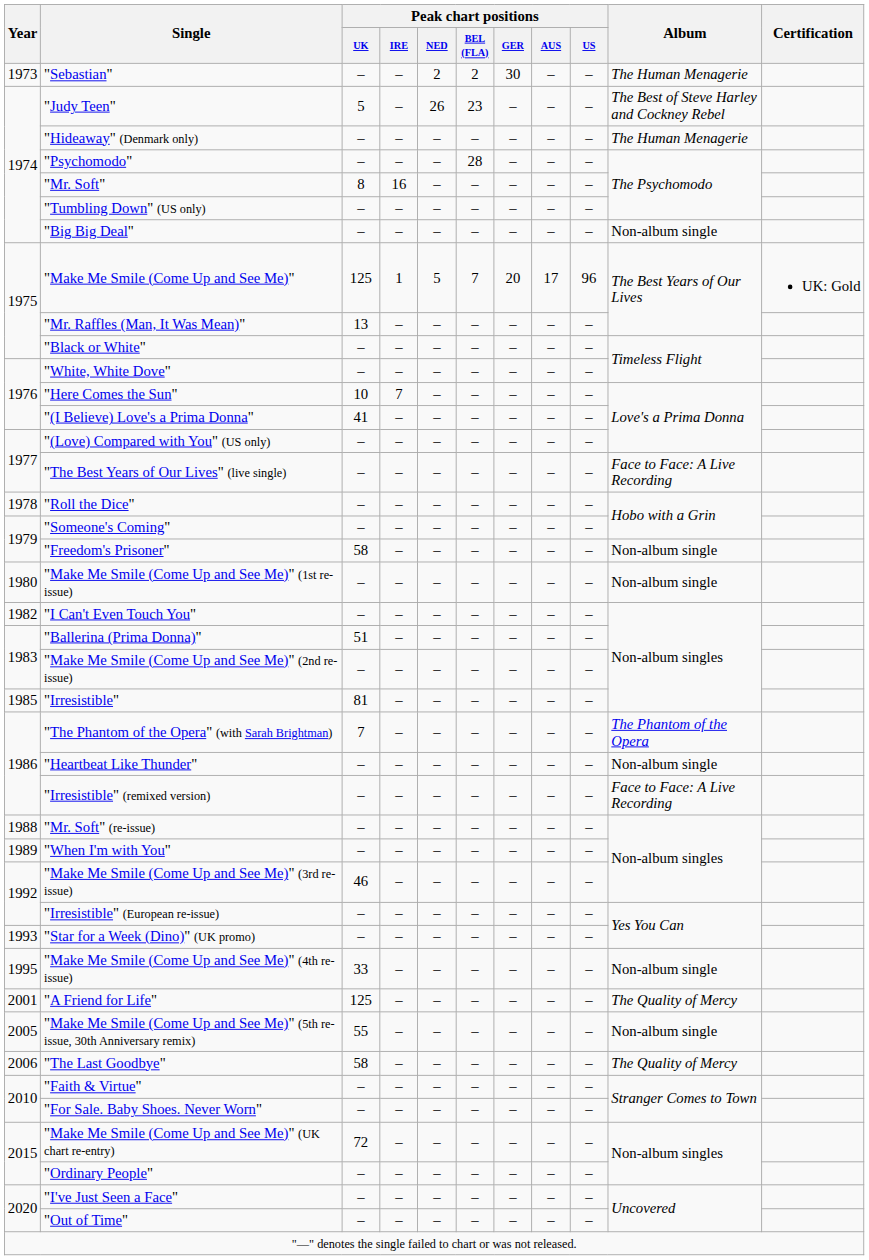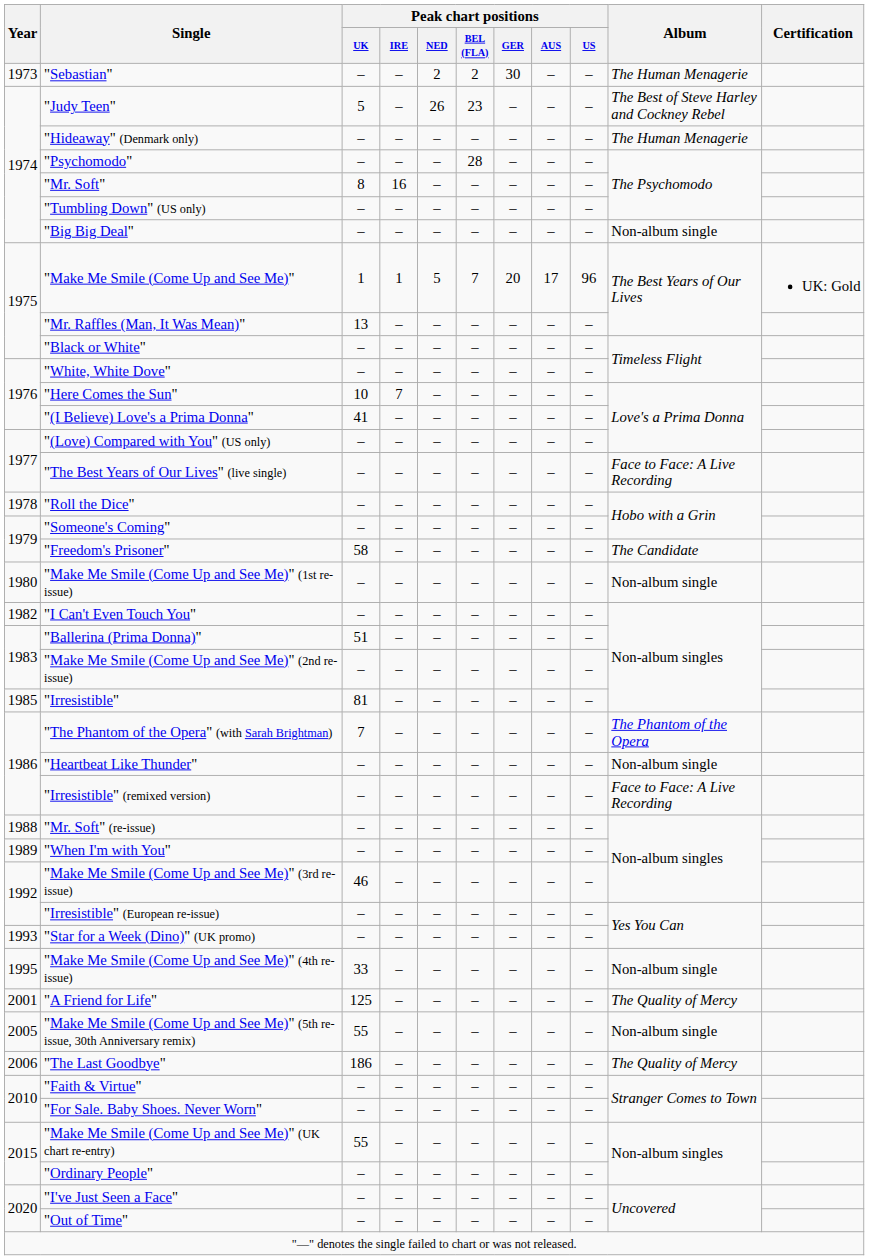(361, 277) 125 -> (361, 277) 1
(664, 550) Non-album single -> (655, 550) The Candidate
(361, 1063) 58 -> (361, 1063) 186
(361, 1141) 72 -> (361, 1141) 55
